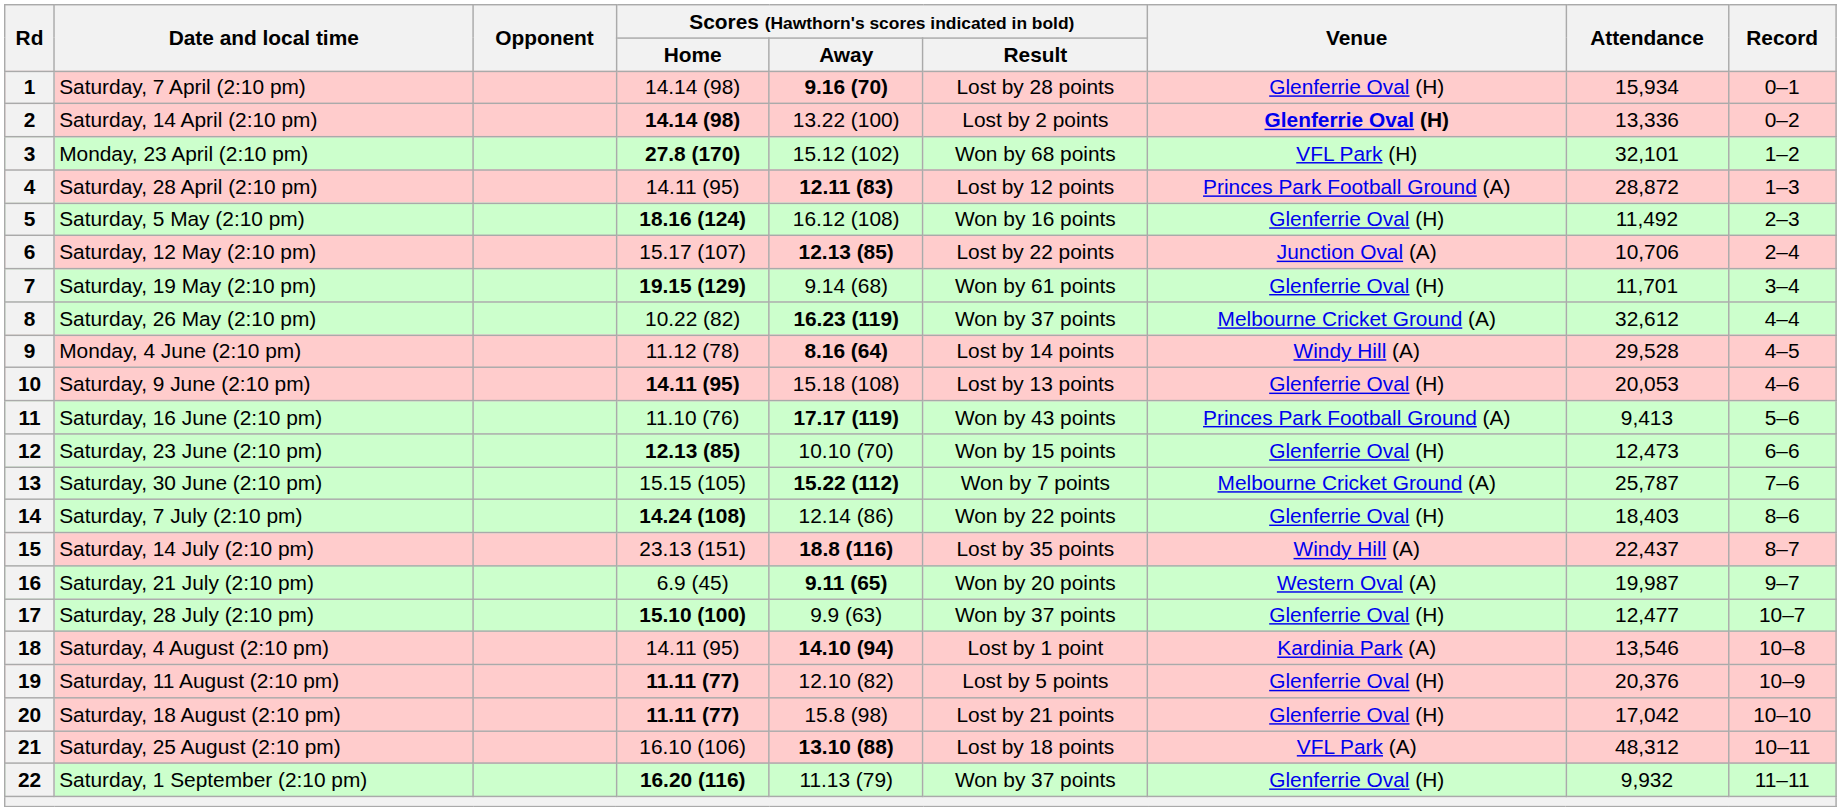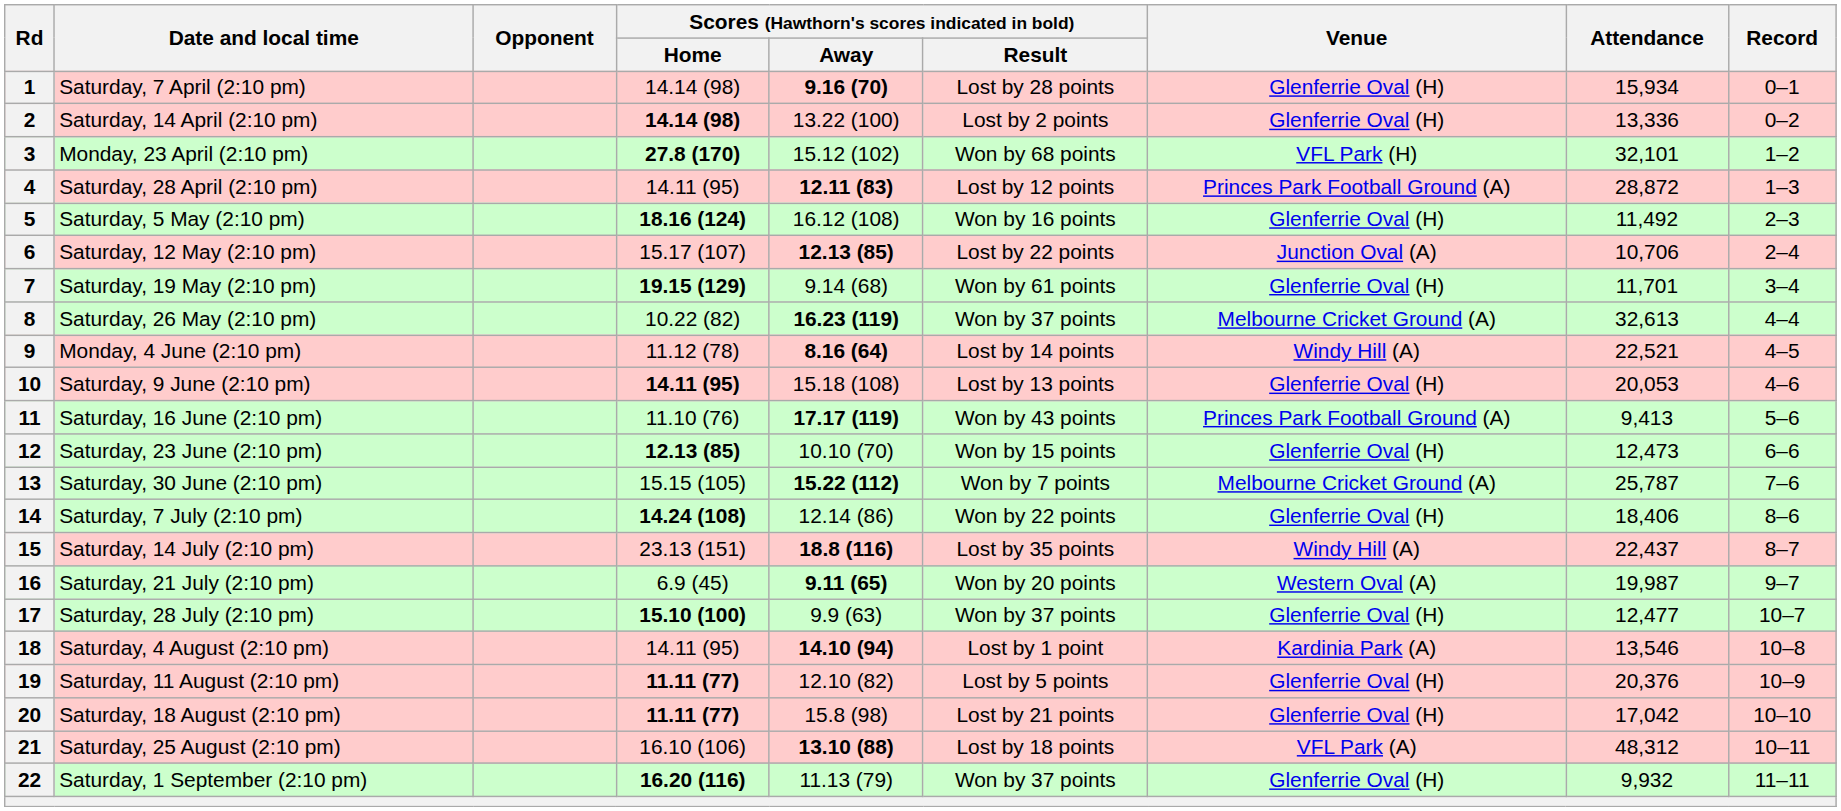(1357, 121) bold -> (1357, 121) normal
(1647, 318) 32,612 -> (1647, 318) 32,613
(1647, 351) 29,528 -> (1647, 351) 22,521
(1647, 516) 18,403 -> (1647, 516) 18,406
